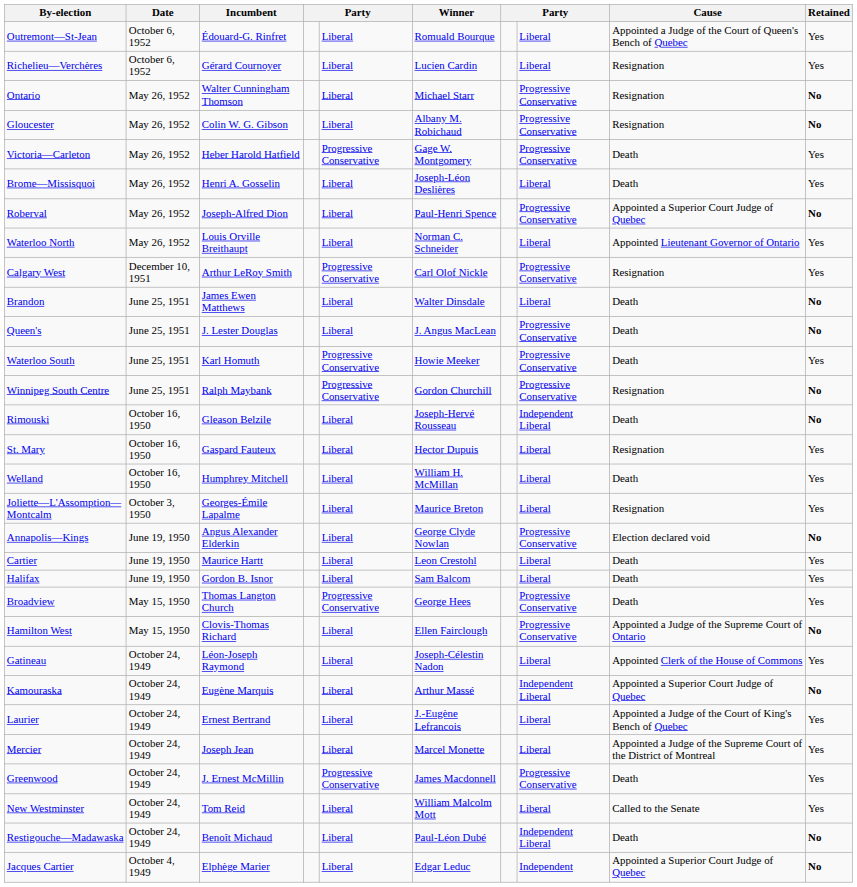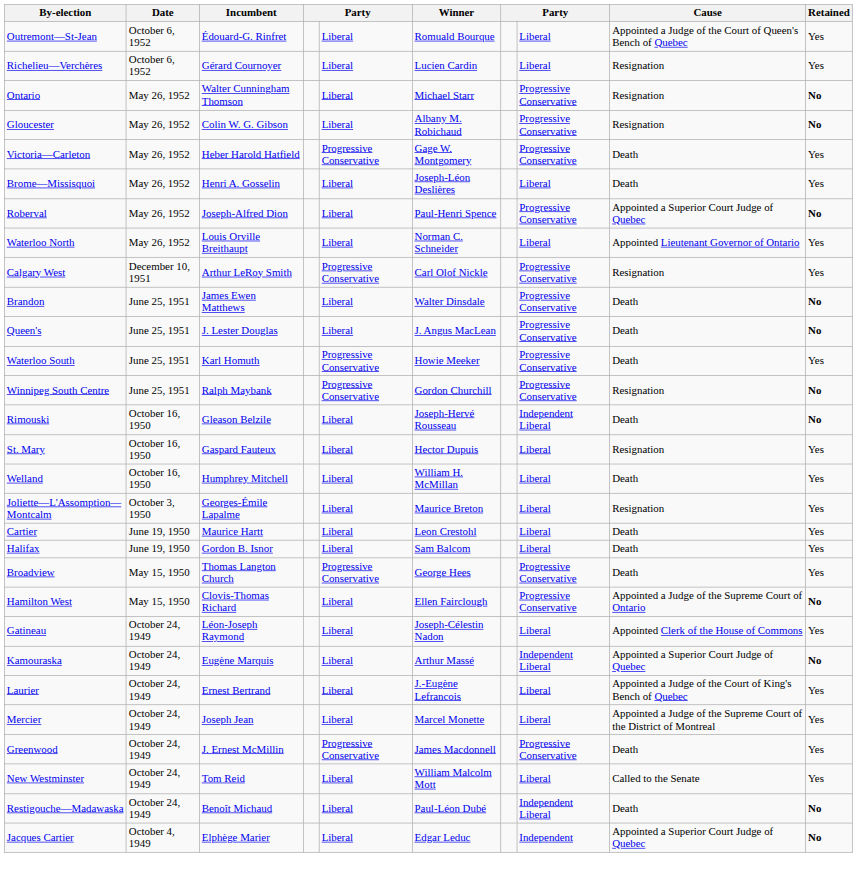(535, 301) Liberal -> (548, 301) Progressive Conservative
- row: (48, 537)
